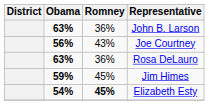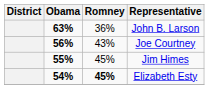- row: (165, 60)
(63, 76) 59% -> (63, 60) 55%
